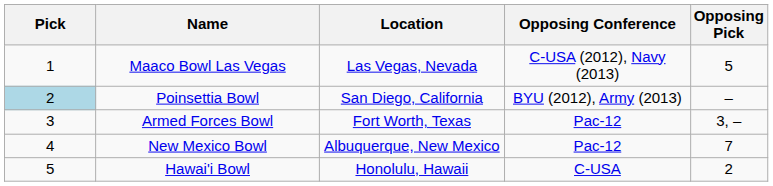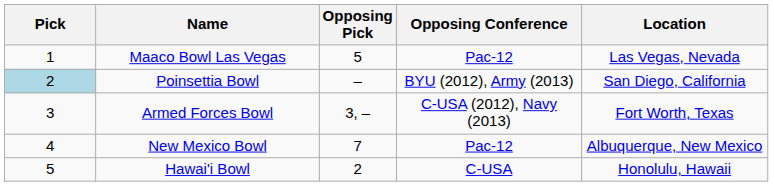columns swapped: (412, 24) <-> (729, 24)
(597, 65) C-USA (2012), Navy (2013) -> (489, 57) Pac-12
(597, 121) Pac-12 -> (489, 113) C-USA (2012), Navy (2013)
